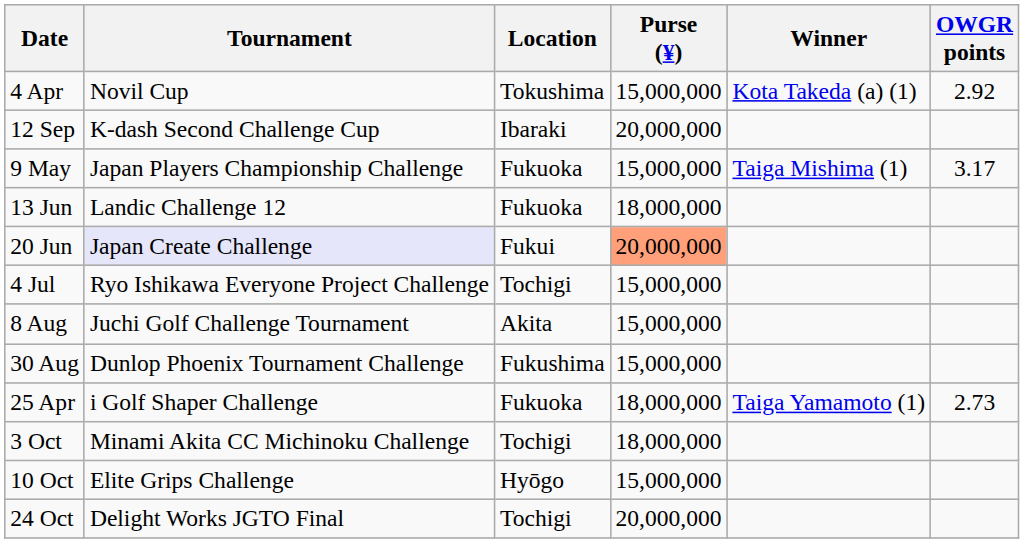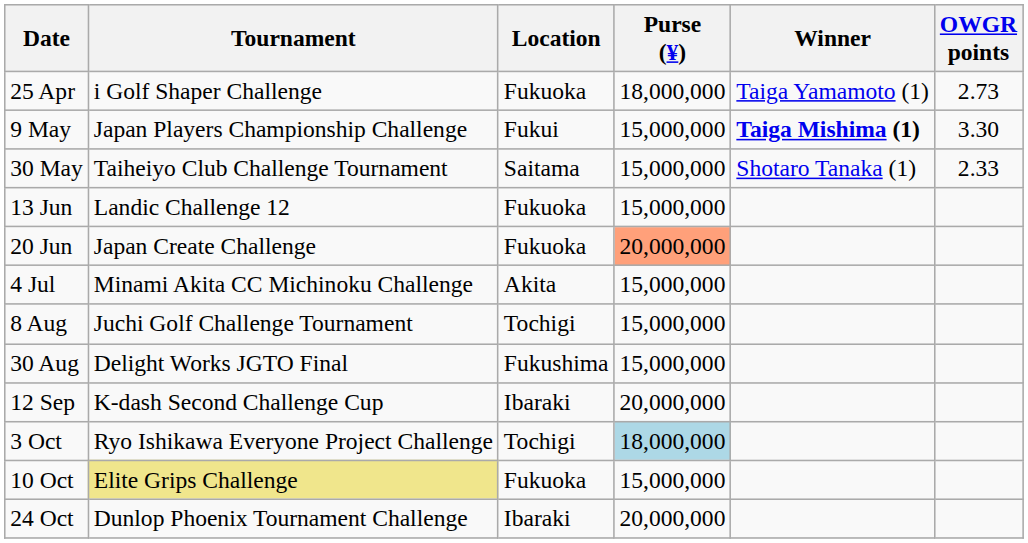- row: (37, 90)
rows swapped: (43, 401) <-> (43, 129)
(541, 168) Fukuoka -> (531, 129) Fukui
(820, 168) normal -> (828, 129) bold
(975, 168) 3.17 -> (978, 129) 3.30
+ row: (47, 168)
(669, 207) 18,000,000 -> (672, 207) 15,000,000
(201, 246) lavender background -> (205, 246) no background
(527, 246) Fukui -> (545, 246) Fukuoka
(289, 285) Ryo Ishikawa Everyone Project Challenge -> (283, 285) Minami Akita CC Michinoku Challenge
(536, 285) Tochigi -> (530, 285) Akita
(526, 323) Akita -> (540, 323) Tochigi
(277, 362) Dunlop Phoenix Tournament Challenge -> (221, 362) Delight Works JGTO Final
(280, 440) Minami Akita CC Michinoku Challenge -> (293, 440) Ryo Ishikawa Everyone Project Challenge
(669, 440) no background -> (672, 440) lightblue background
(192, 479) no background -> (196, 479) khaki background
(532, 479) Hyōgo -> (545, 479) Fukuoka
(217, 518) Delight Works JGTO Final -> (281, 518) Dunlop Phoenix Tournament Challenge
(536, 518) Tochigi -> (537, 518) Ibaraki
